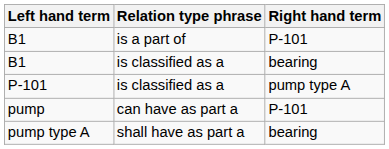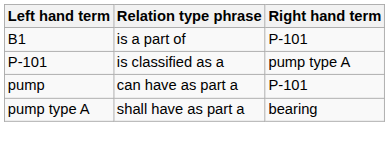- row: (17, 62)
